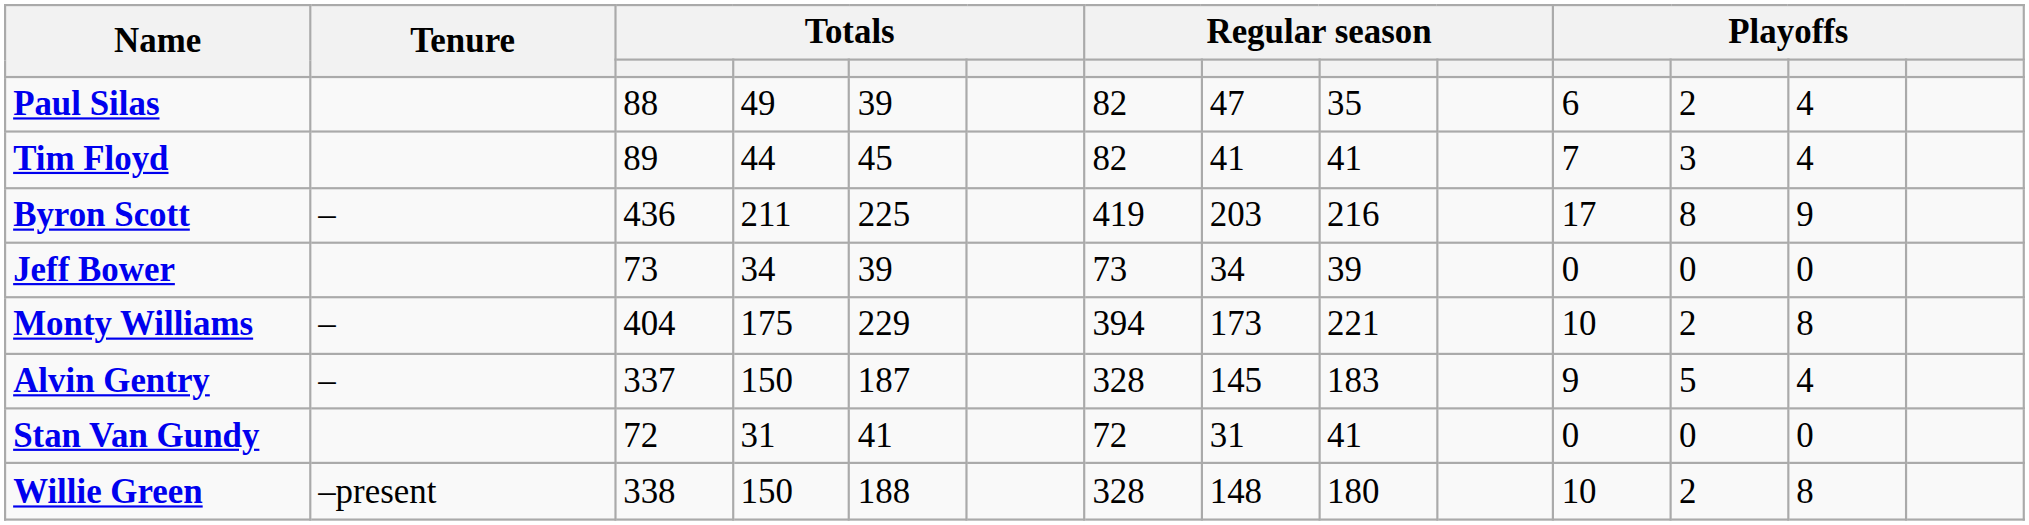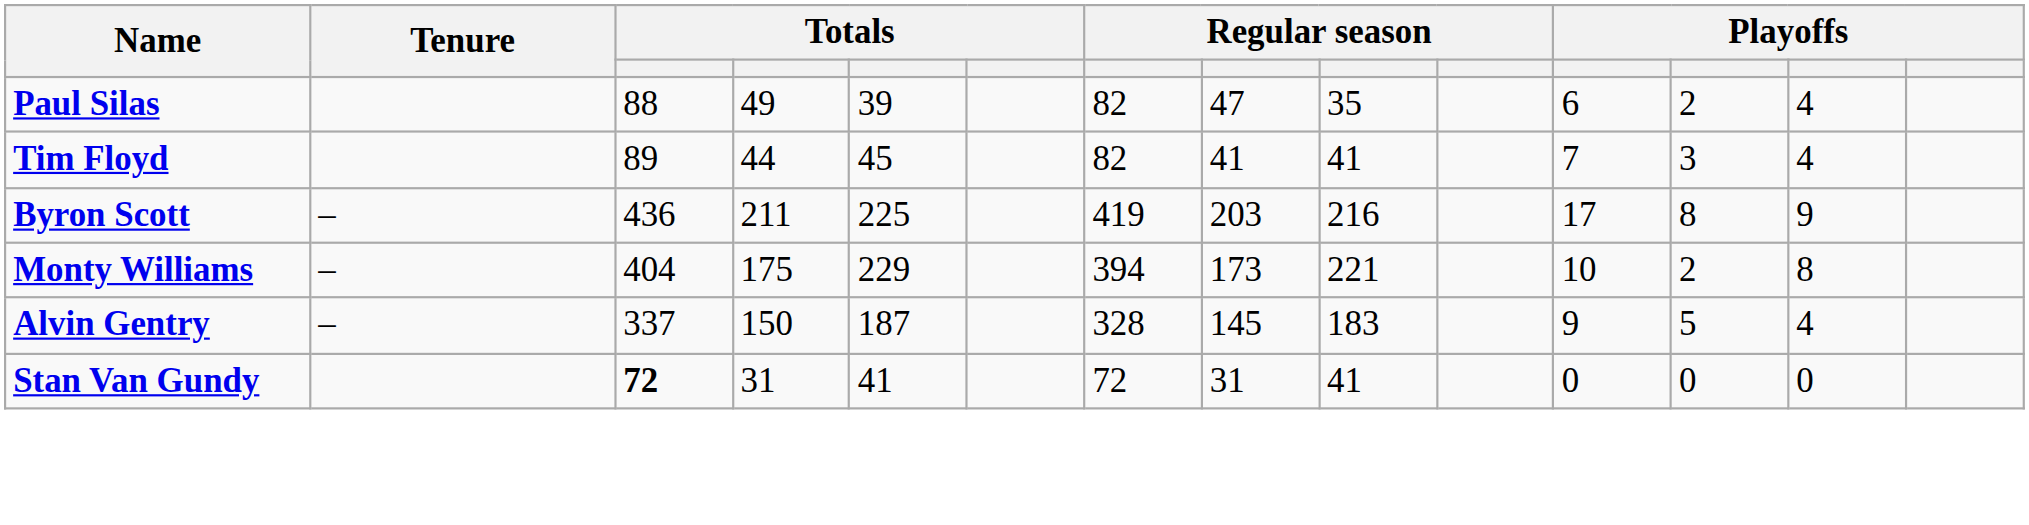- row: (94, 269)
(641, 435) normal -> (641, 380) bold
- row: (108, 490)
